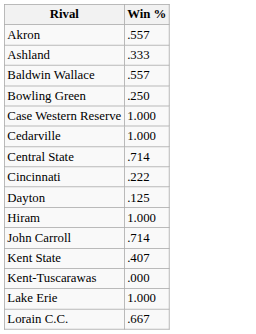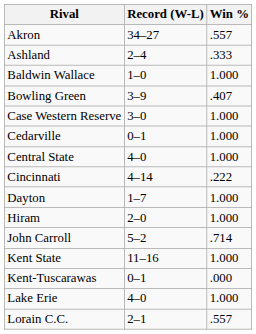+ column: (165, 14)
(138, 75) .557 -> (224, 75) 1.000
(138, 95) .250 -> (221, 95) .407
(138, 156) .714 -> (224, 156) 1.000
(138, 197) .125 -> (224, 197) 1.000
(138, 258) .407 -> (224, 258) 1.000
(138, 319) .667 -> (221, 319) .557
